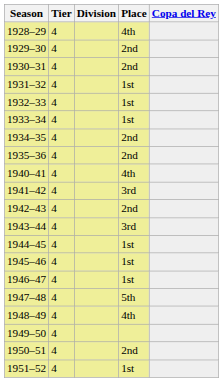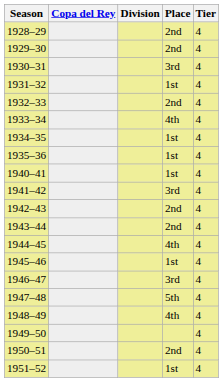columns swapped: (61, 13) <-> (184, 13)
(128, 31) 4th -> (173, 31) 2nd
(130, 66) 2nd -> (172, 66) 3rd
(128, 102) 1st -> (173, 102) 2nd
(128, 119) 1st -> (172, 119) 4th
(130, 137) 2nd -> (171, 137) 1st
(130, 155) 2nd -> (171, 155) 1st
(128, 173) 4th -> (171, 173) 1st
(129, 226) 3rd -> (173, 226) 2nd
(128, 244) 1st -> (172, 244) 4th
(128, 279) 1st -> (172, 279) 3rd
